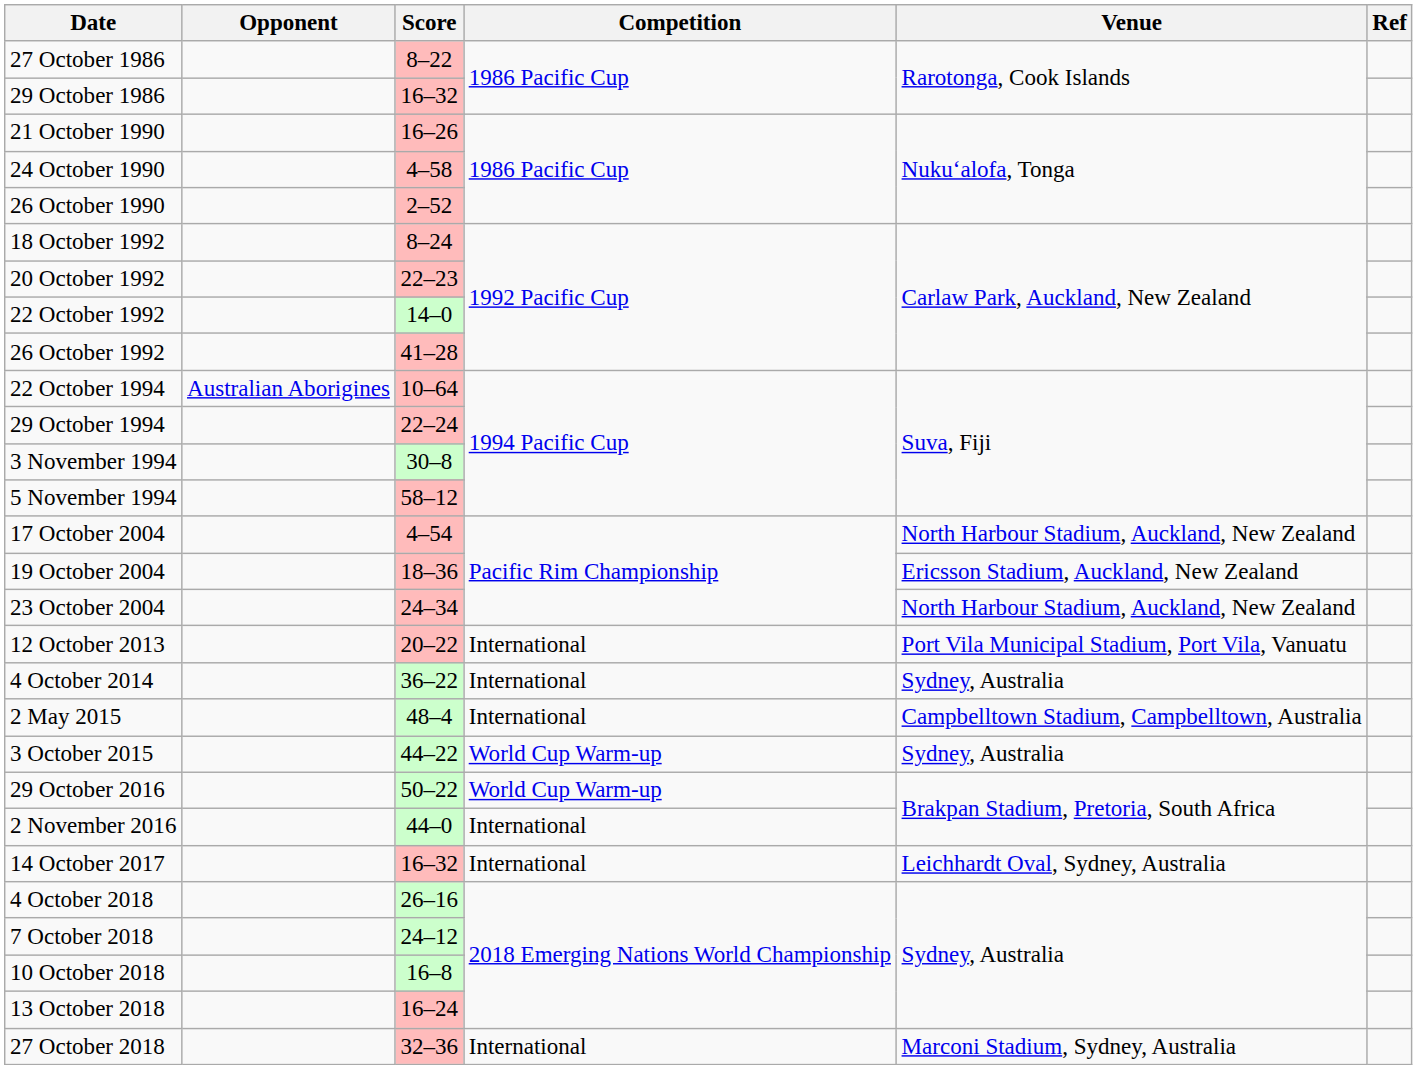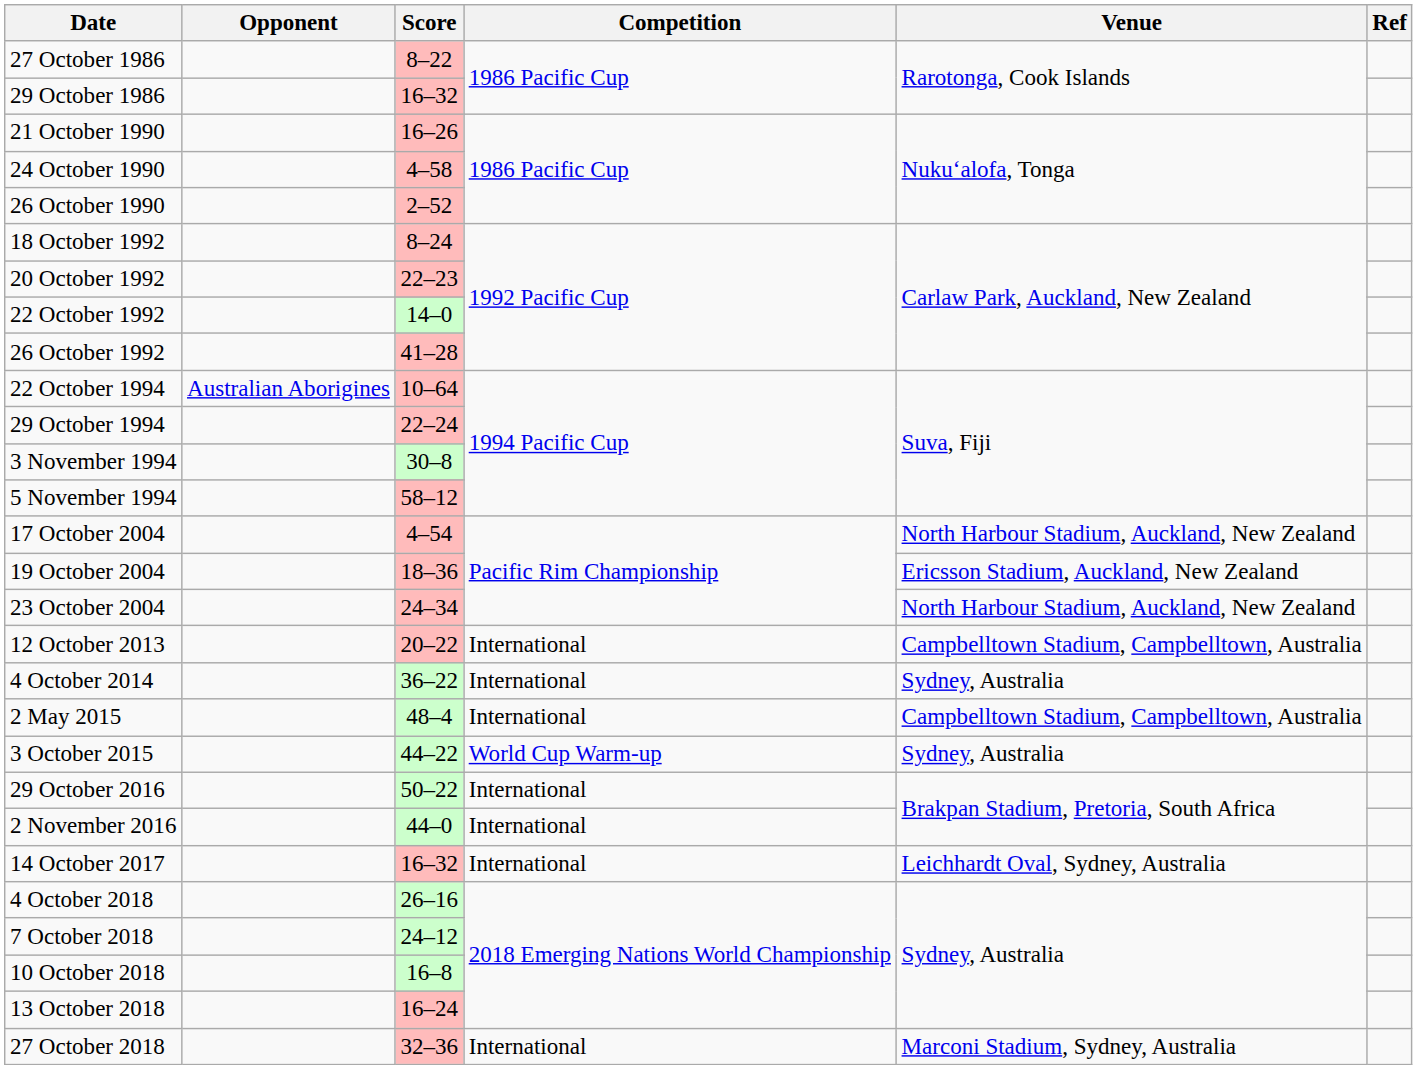(1124, 643) Port Vila Municipal Stadium, Port Vila, Vanuatu -> (1132, 643) Campbelltown Stadium, Campbelltown, Australia
(565, 790) World Cup Warm-up -> (528, 790) International
